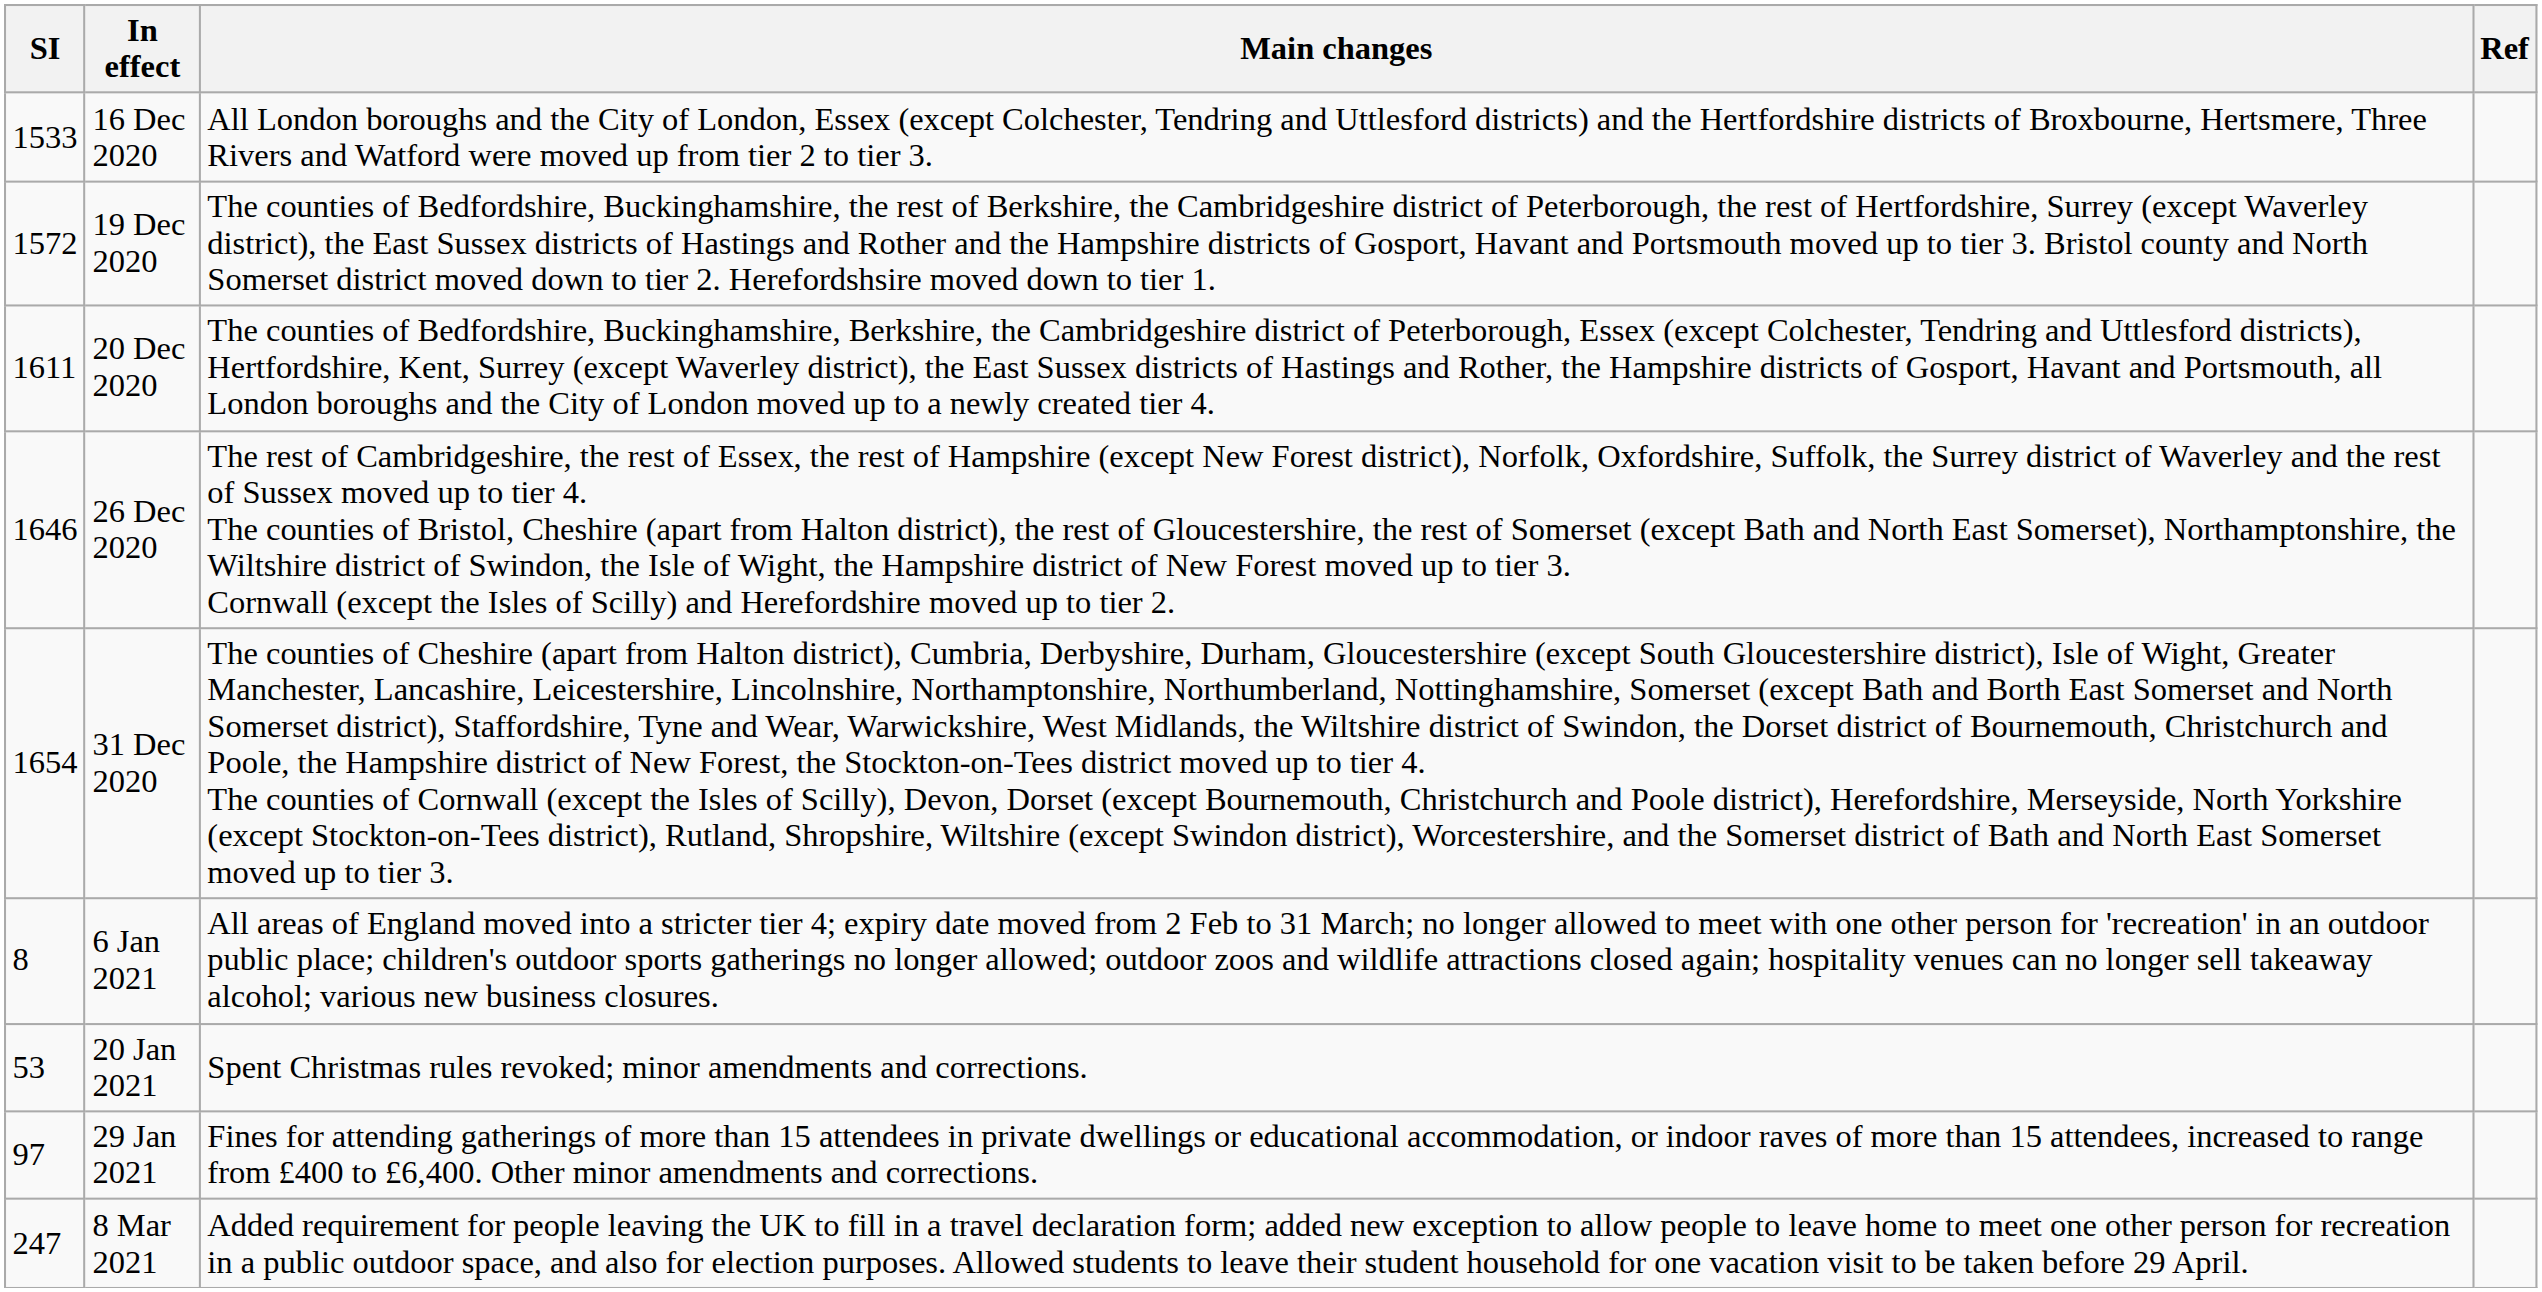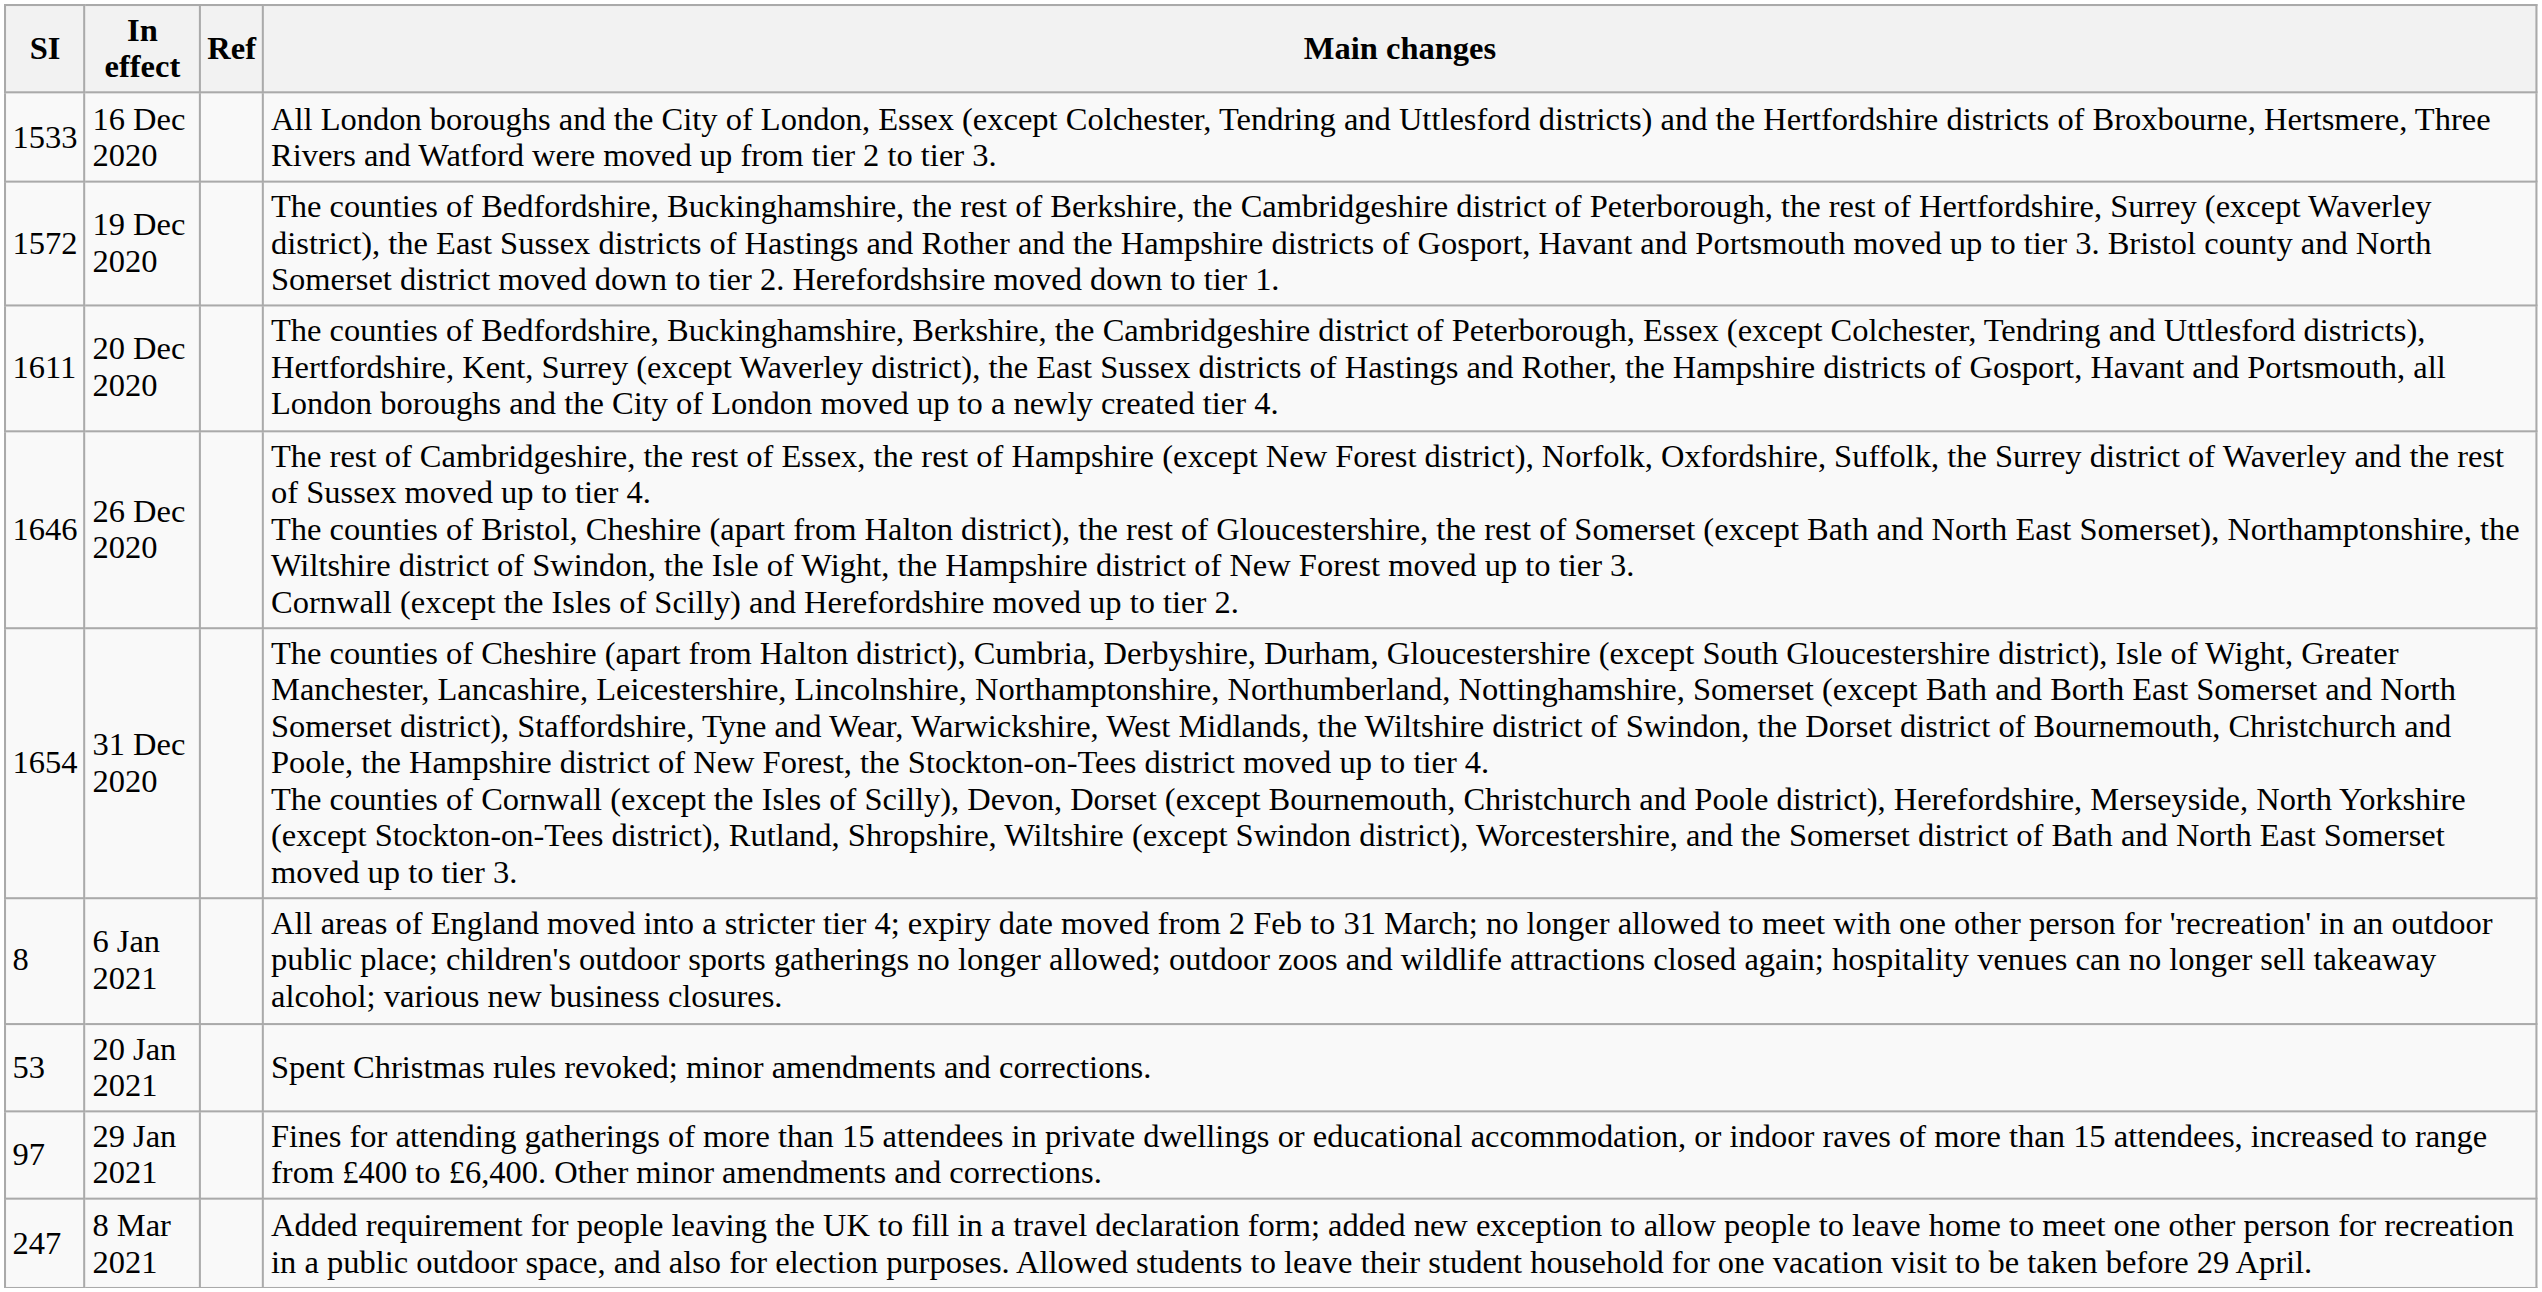columns swapped: (1336, 48) <-> (2505, 48)
